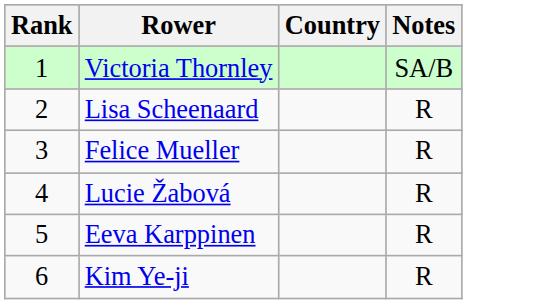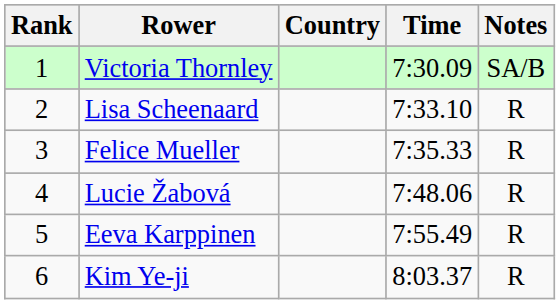+ column: (432, 25)
